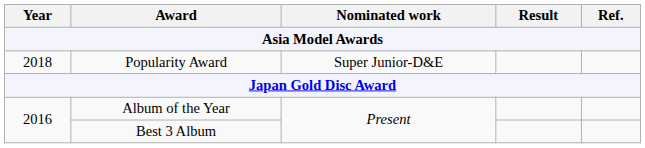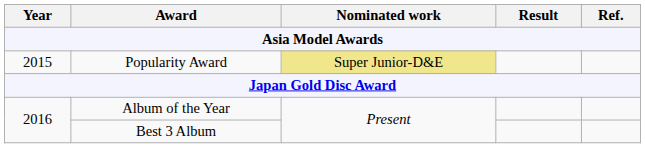(38, 62) 2018 -> (38, 62) 2015
(389, 62) no background -> (389, 62) khaki background
